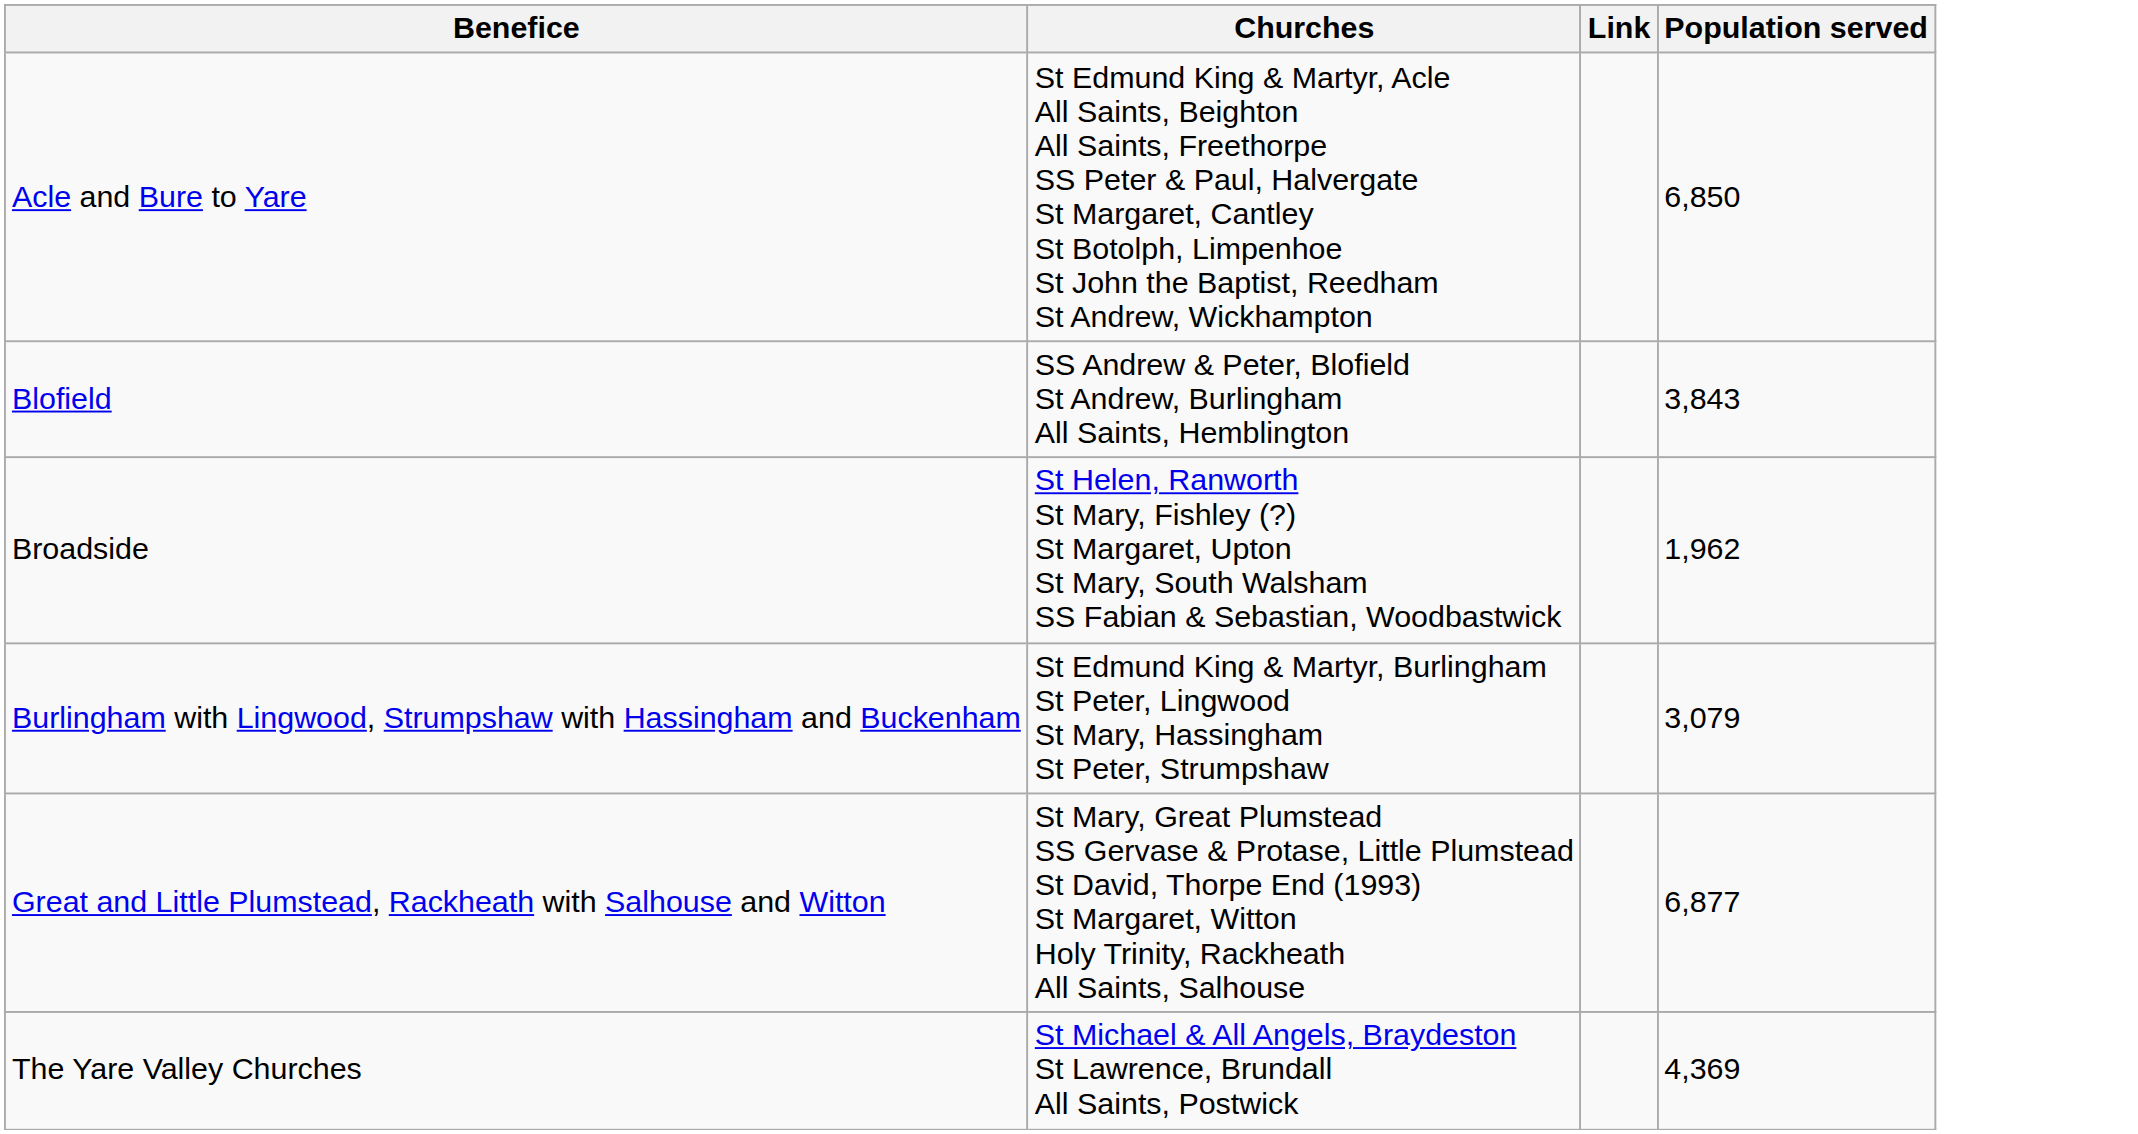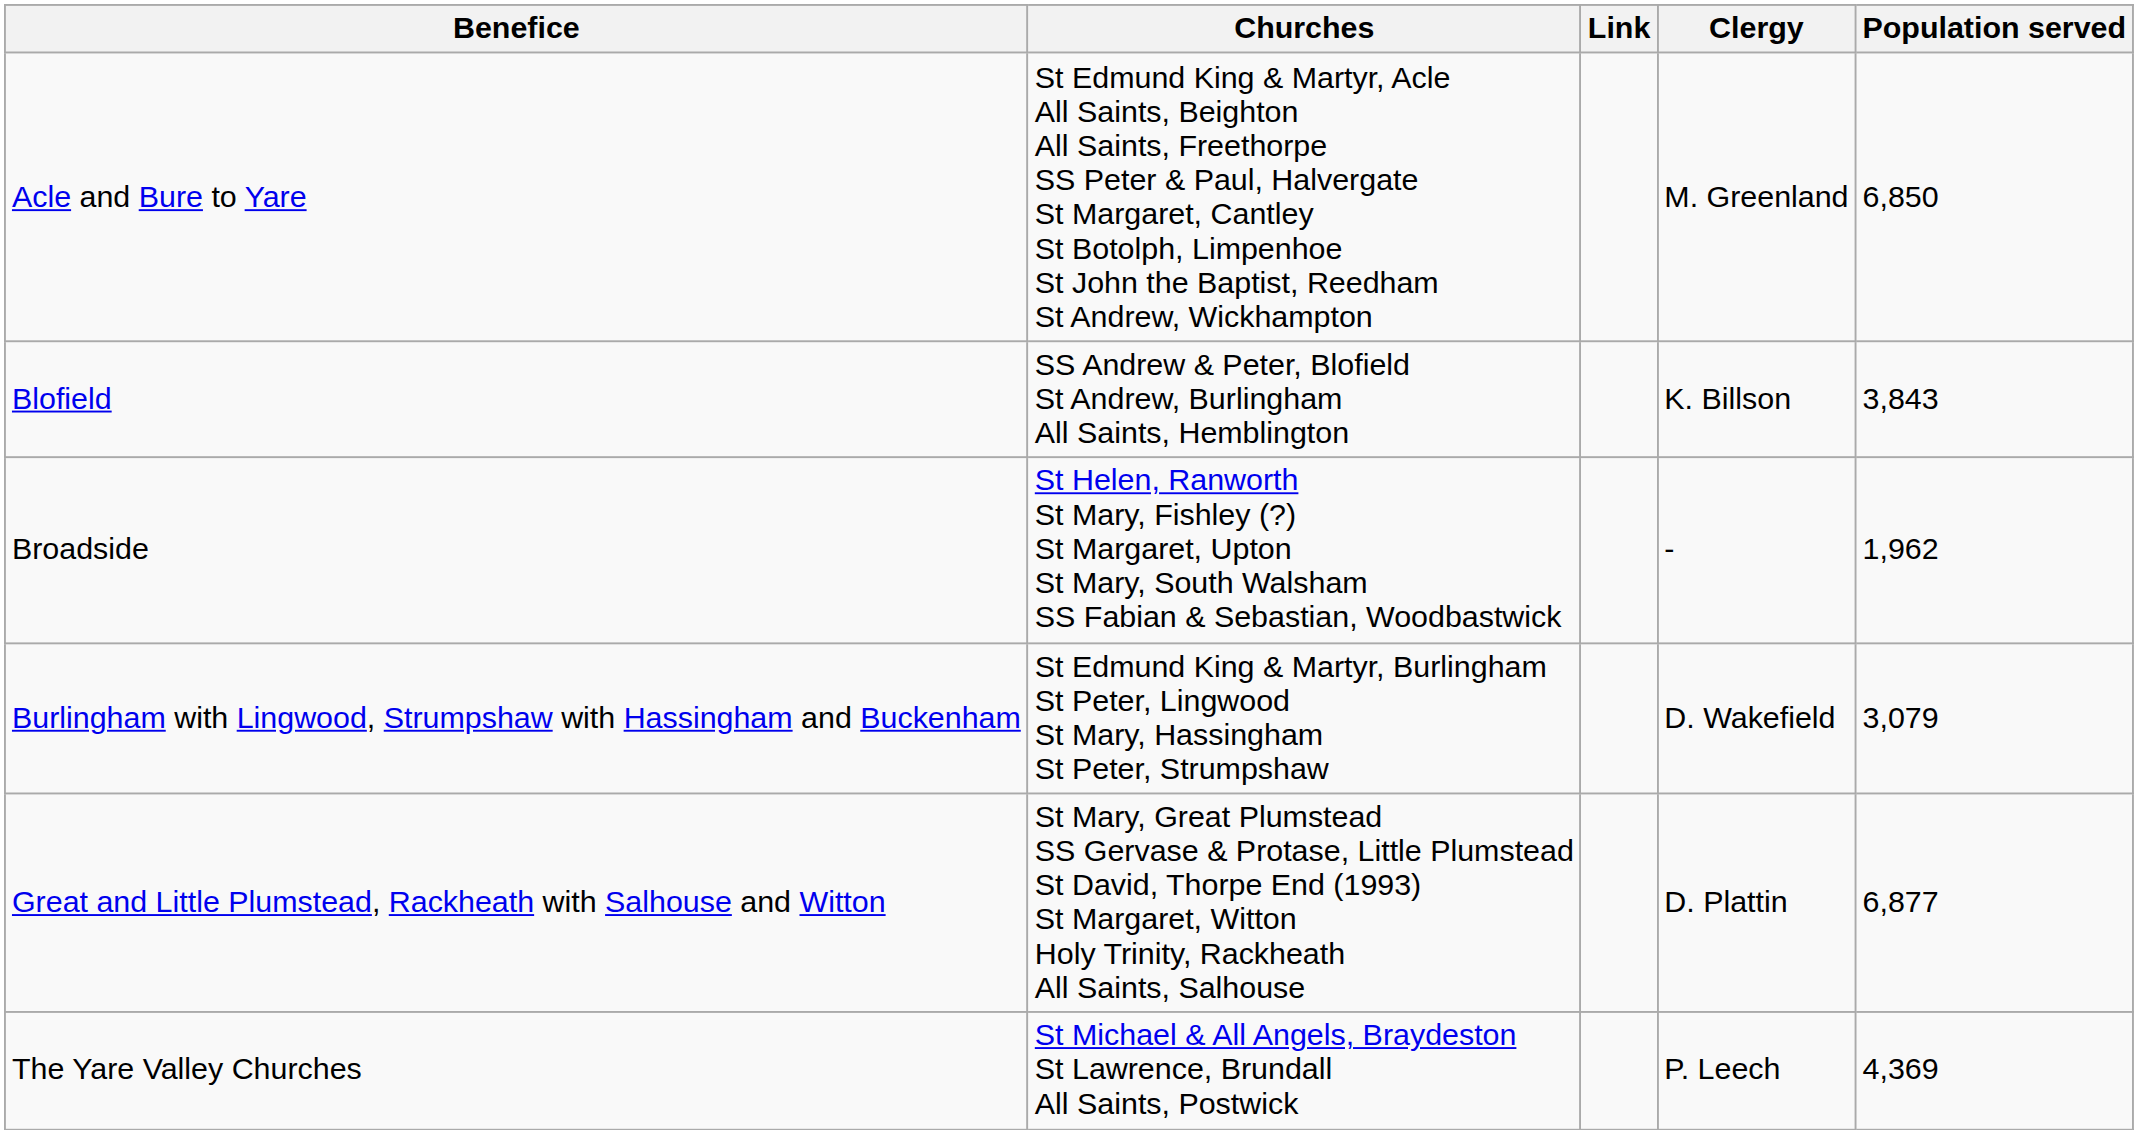+ column: (1756, 28)
